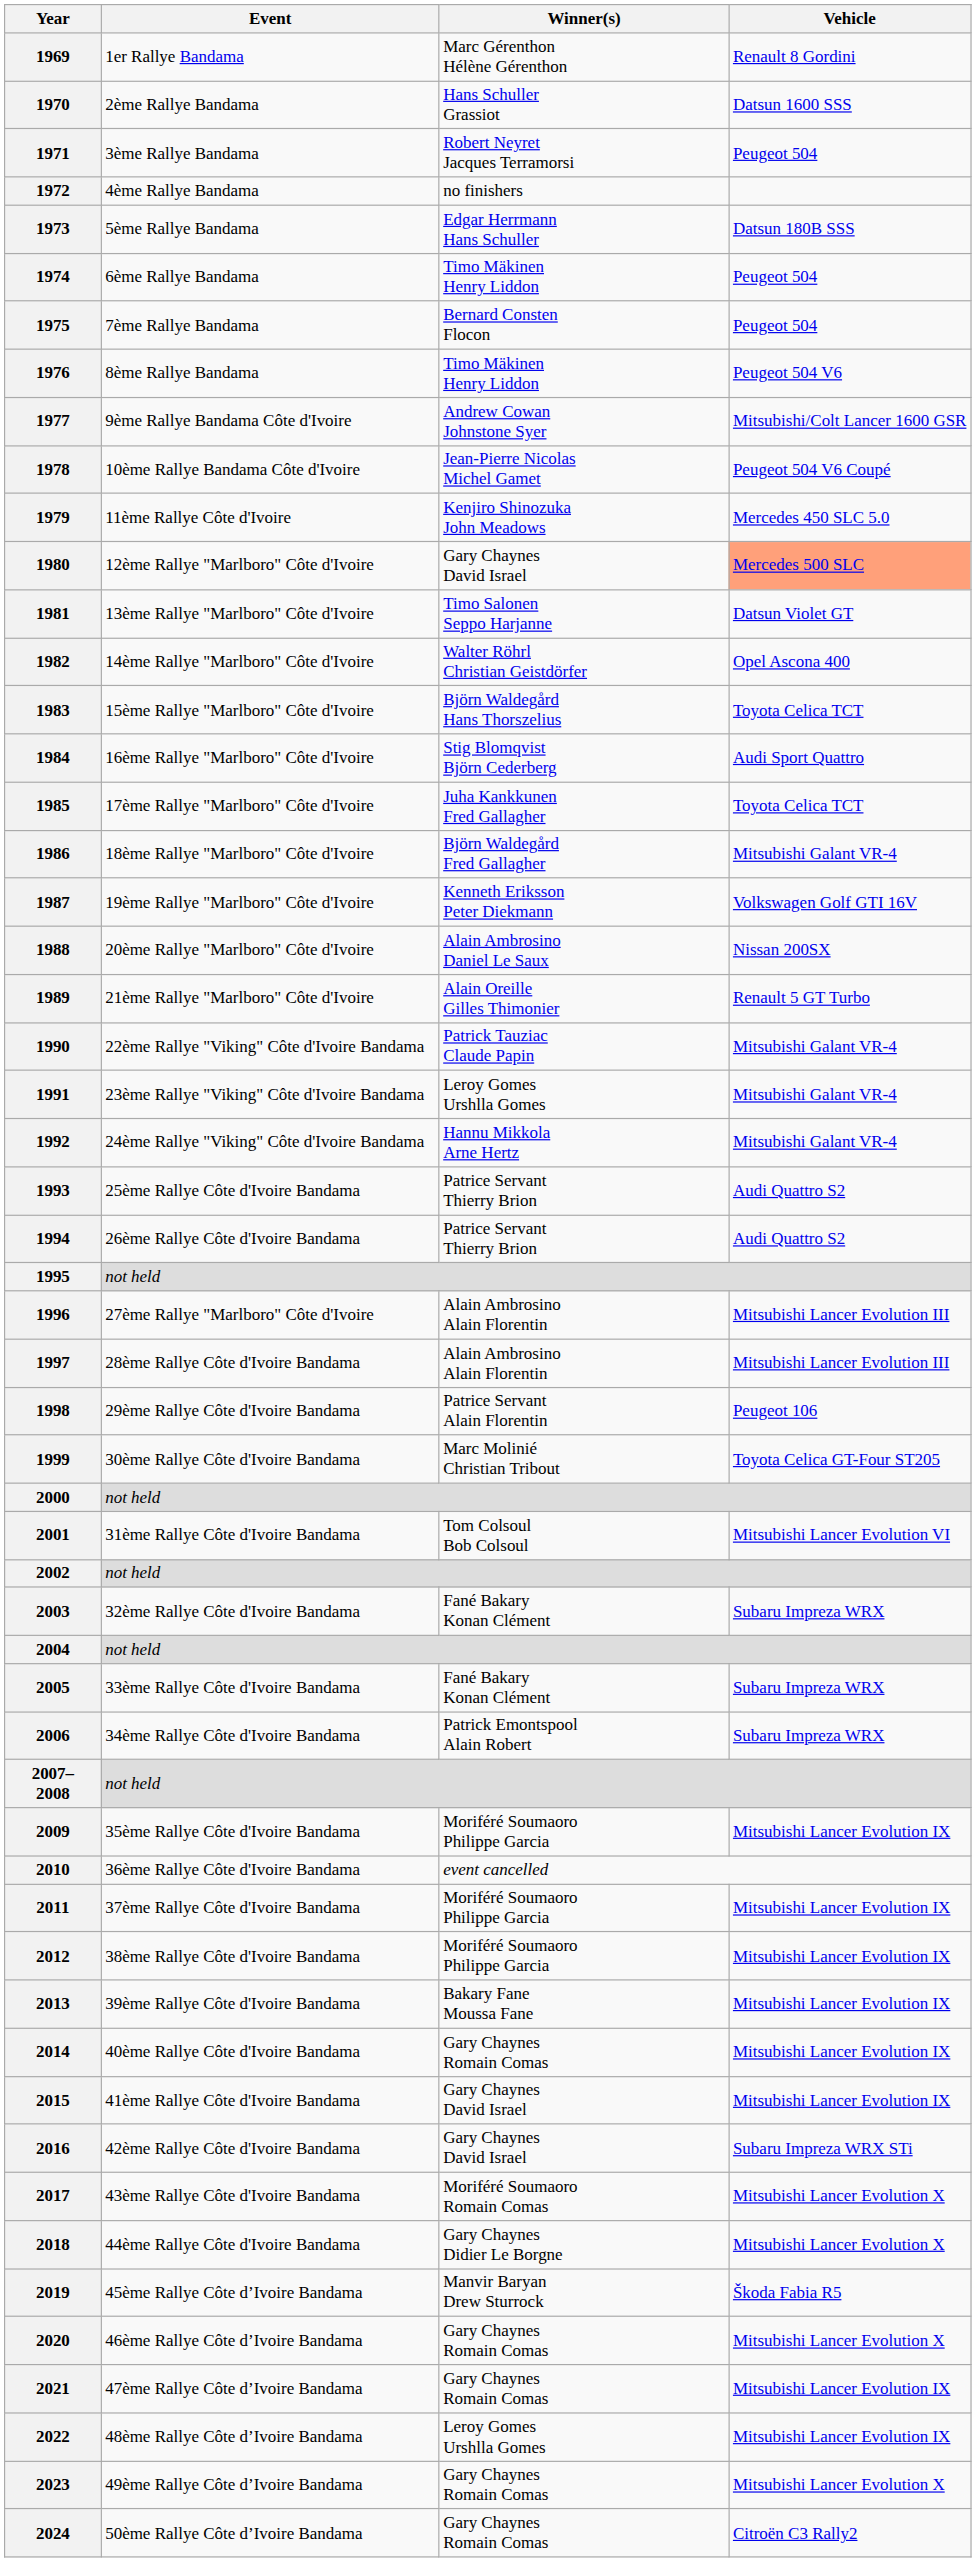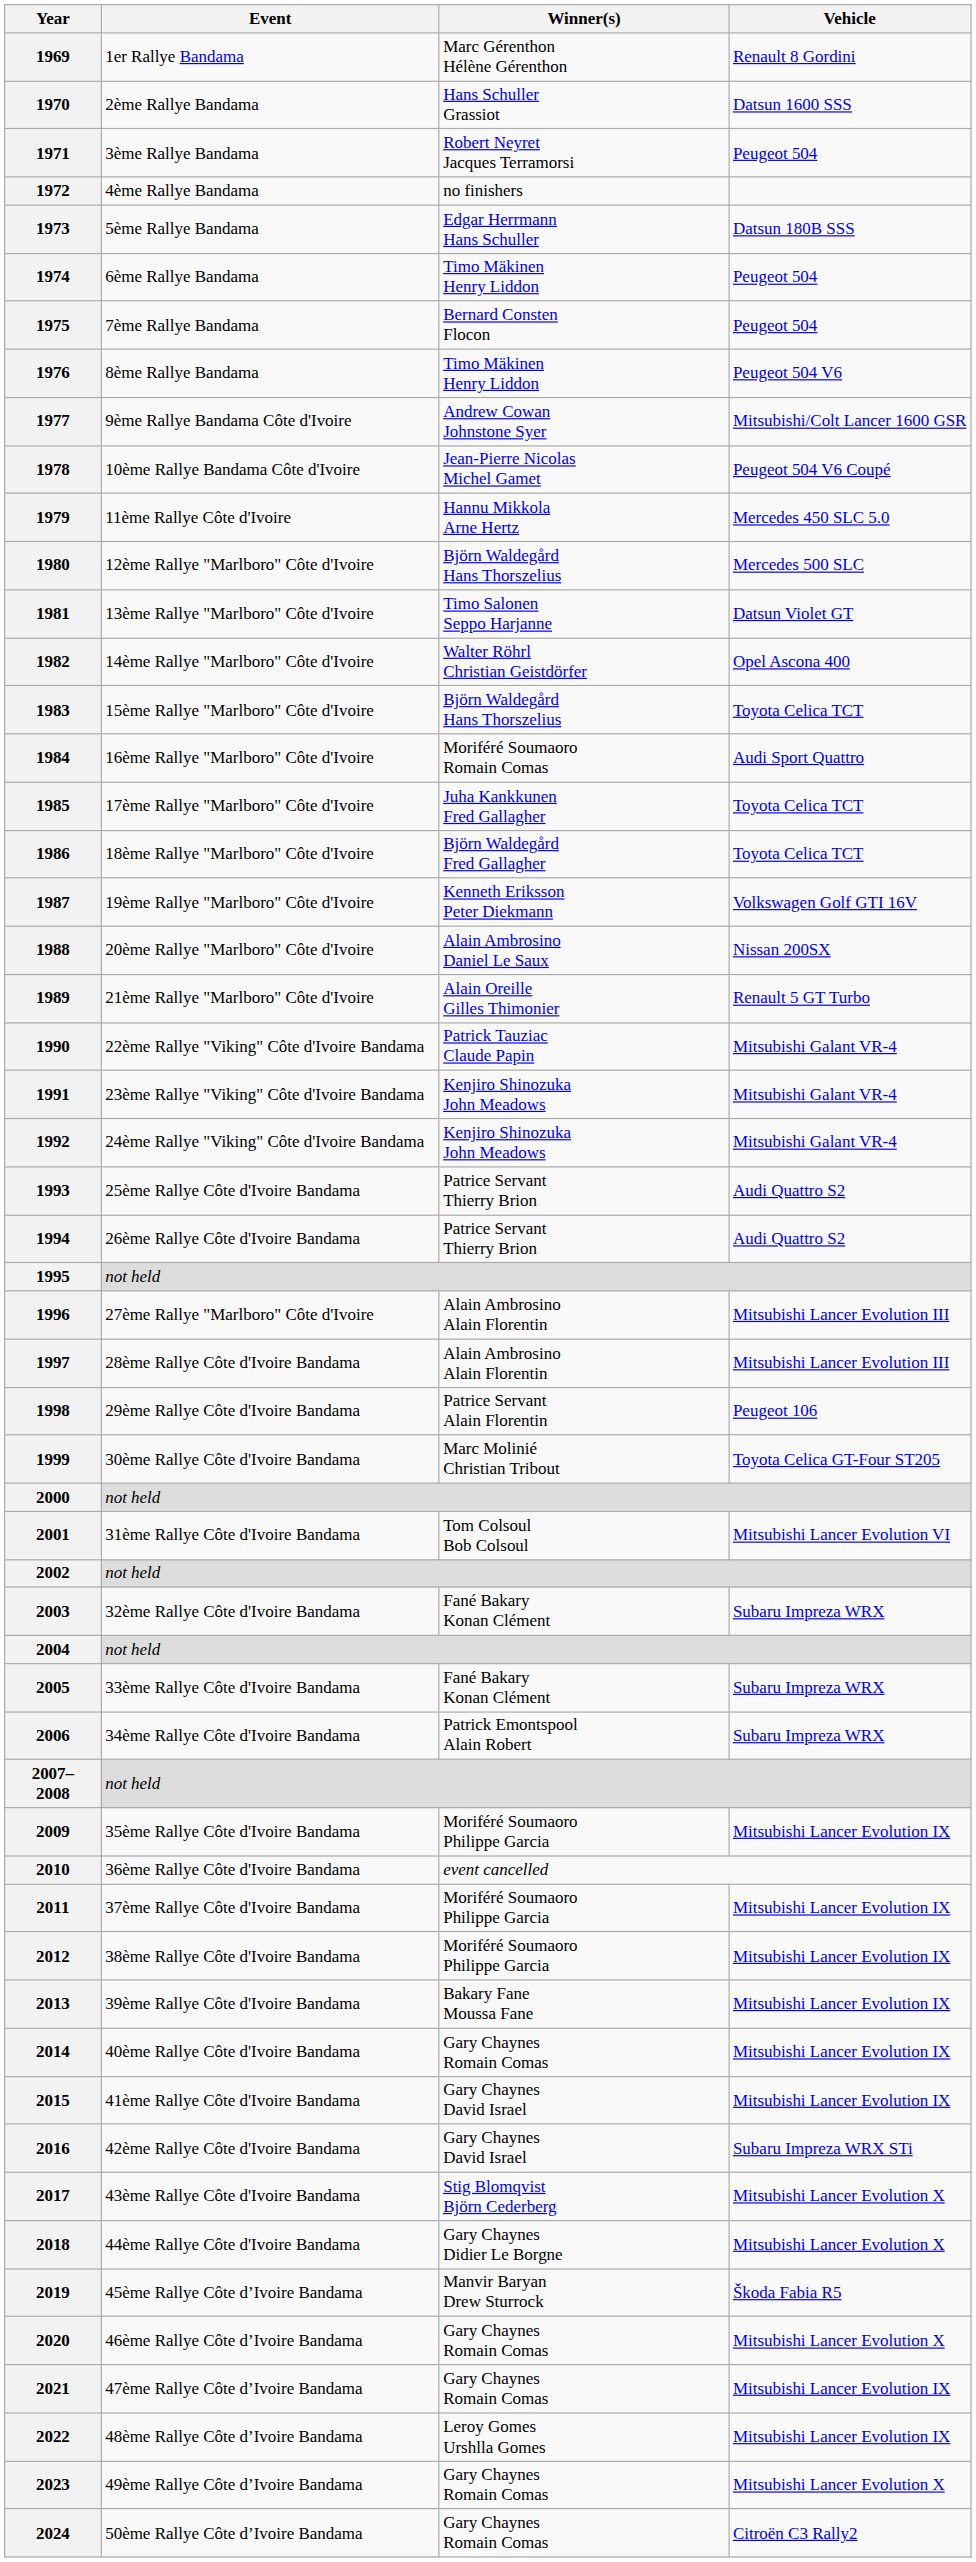(507, 517) Kenjiro Shinozuka John Meadows -> (497, 517) Hannu Mikkola Arne Hertz
(492, 565) Gary Chaynes David Israel -> (502, 565) Björn Waldegård Hans Thorszelius
(798, 565) lightsalmon background -> (798, 565) no background
(500, 758) Stig Blomqvist Björn Cederberg -> (510, 758) Moriféré Soumaoro Romain Comas
(815, 854) Mitsubishi Galant VR-4 -> (798, 854) Toyota Celica TCT
(494, 1094) Leroy Gomes Urshlla Gomes -> (507, 1094) Kenjiro Shinozuka John Meadows
(497, 1142) Hannu Mikkola Arne Hertz -> (507, 1142) Kenjiro Shinozuka John Meadows
(510, 2196) Moriféré Soumaoro Romain Comas -> (500, 2196) Stig Blomqvist Björn Cederberg
